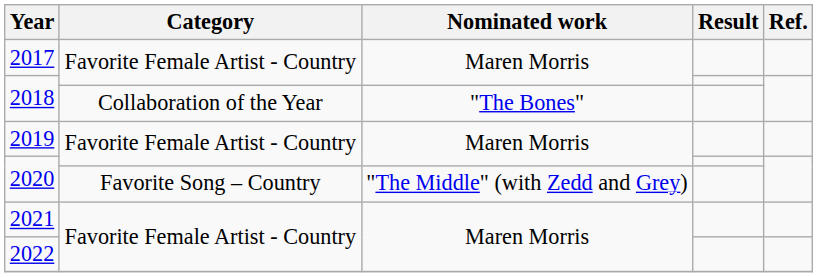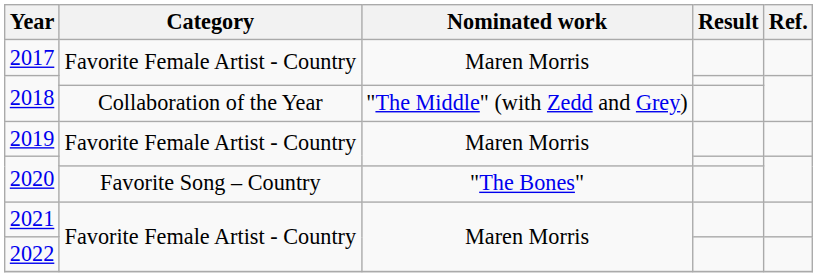(527, 102) "The Bones" -> (527, 102) "The Middle" (with Zedd and Grey)
(527, 183) "The Middle" (with Zedd and Grey) -> (527, 183) "The Bones"
